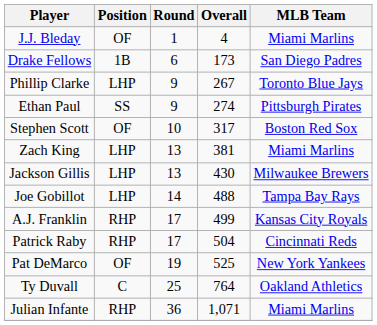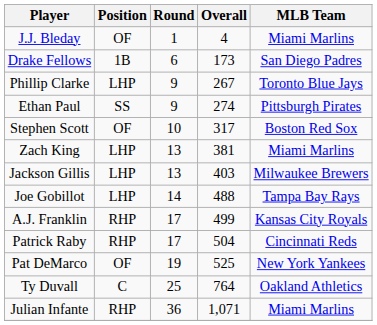(224, 173) 430 -> (224, 173) 403
